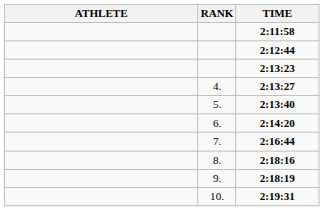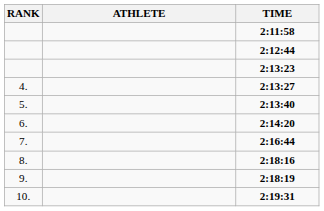columns swapped: (217, 13) <-> (101, 13)
